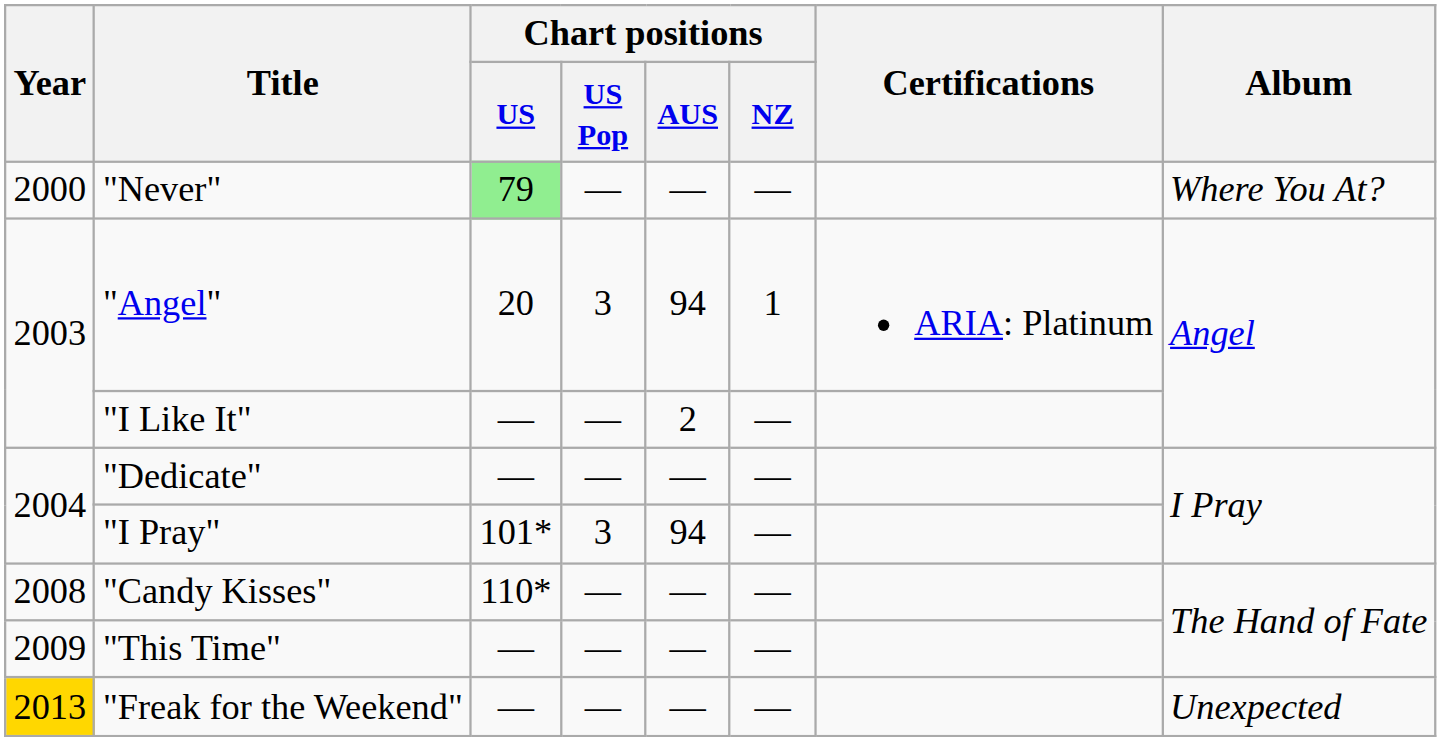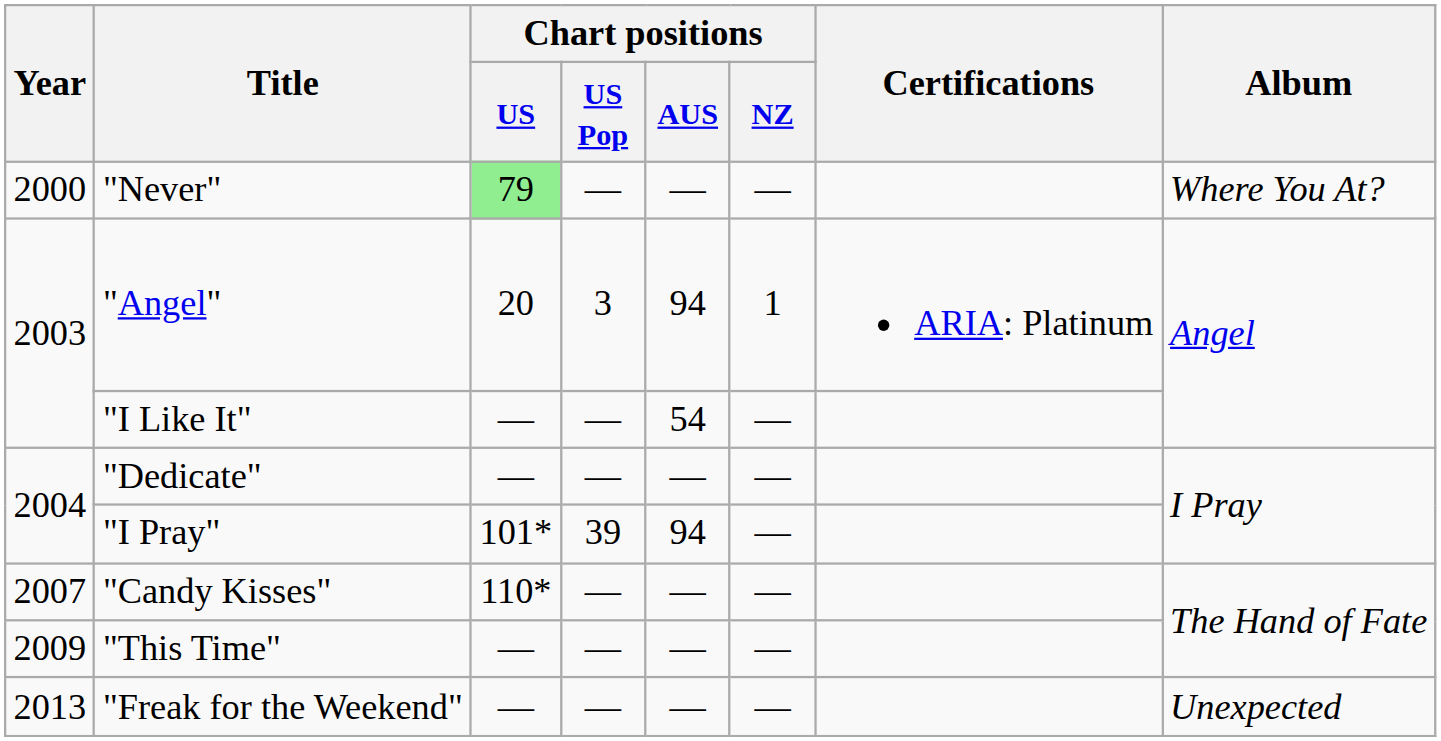(688, 418) 2 -> (688, 418) 54
(603, 533) 3 -> (603, 533) 39
(50, 590) 2008 -> (50, 590) 2007
(50, 706) gold background -> (50, 706) no background
